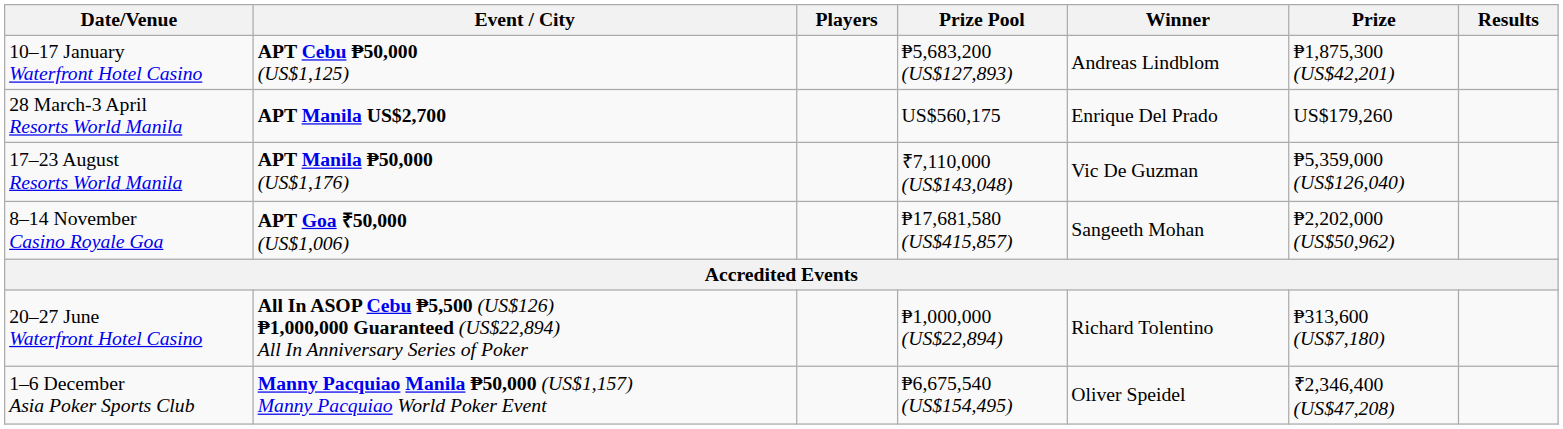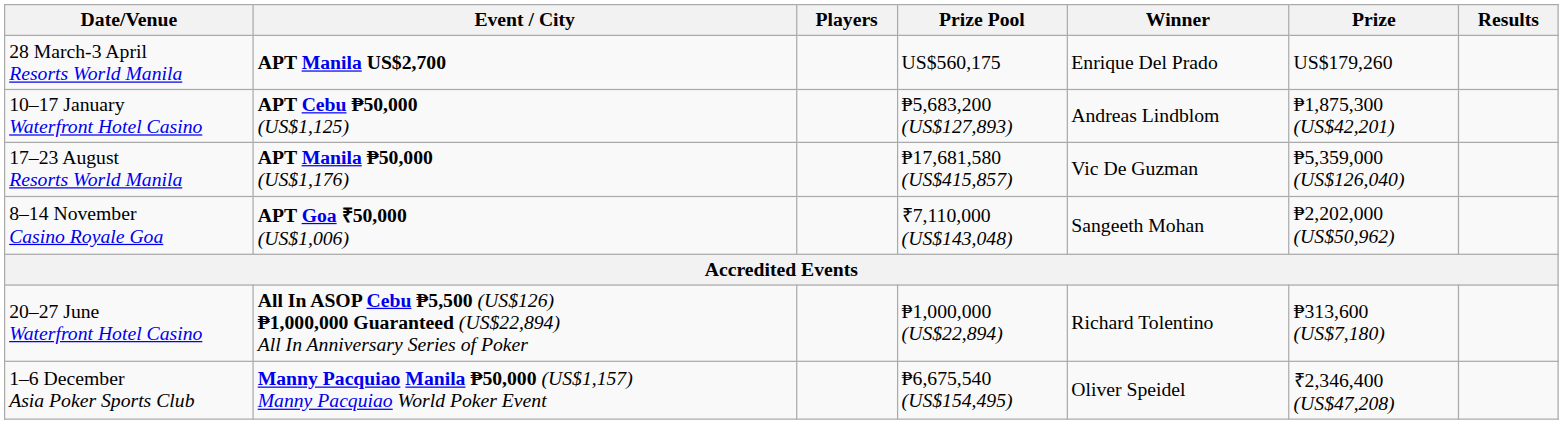rows swapped: (106, 62) <-> (96, 115)
(957, 173) ₹7,110,000 (US$143,048) -> (957, 169) ₱17,681,580 (US$415,857)
(957, 229) ₱17,681,580 (US$415,857) -> (957, 226) ₹7,110,000 (US$143,048)
